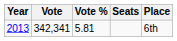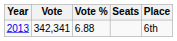(85, 28) 5.81 -> (85, 28) 6.88
